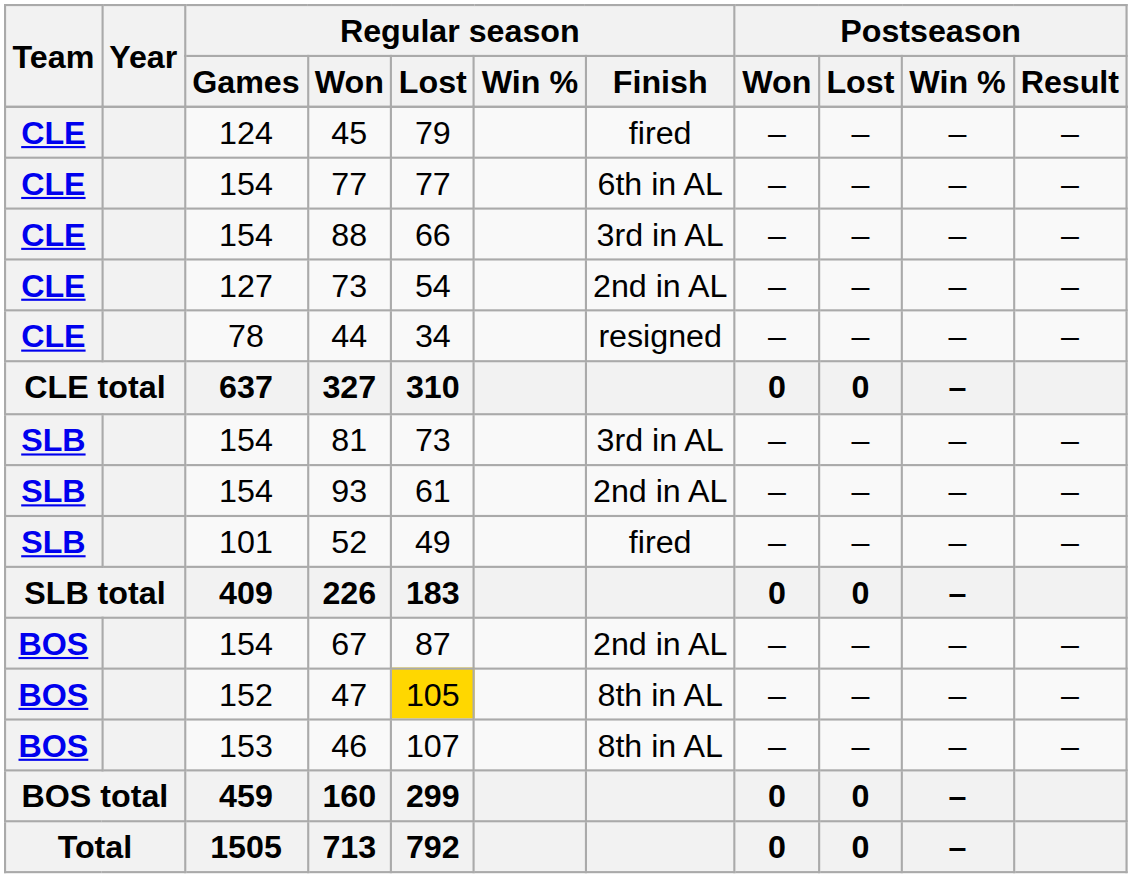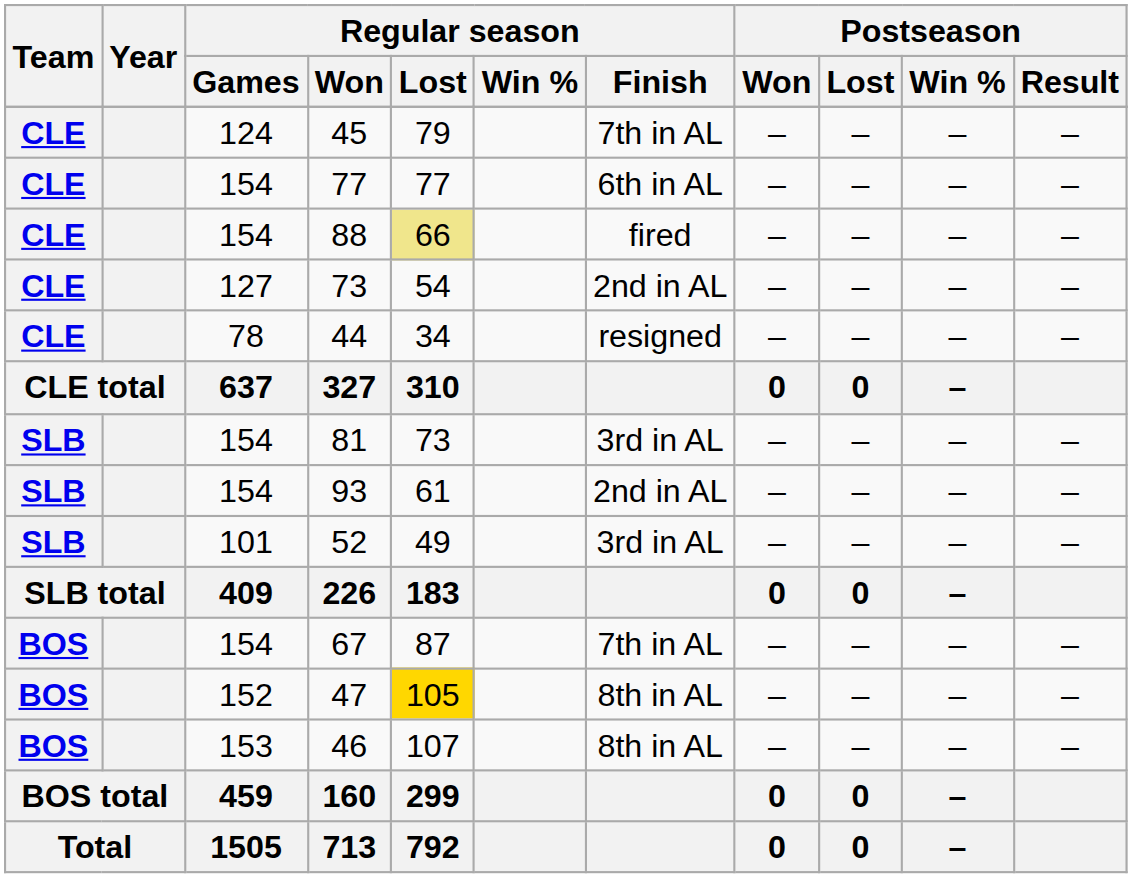(660, 133) fired -> (660, 133) 7th in AL
(433, 235) no background -> (433, 235) khaki background
(660, 235) 3rd in AL -> (660, 235) fired
(660, 541) fired -> (660, 541) 3rd in AL
(660, 643) 2nd in AL -> (660, 643) 7th in AL
